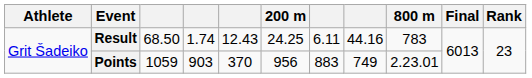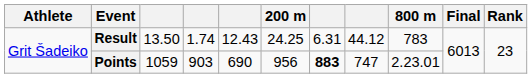(162, 39) 68.50 -> (162, 39) 13.50
(327, 39) 6.11 -> (327, 39) 6.31
(365, 39) 44.16 -> (366, 39) 44.12
(240, 62) 370 -> (240, 62) 690
(327, 62) normal -> (327, 62) bold
(365, 62) 749 -> (366, 62) 747
